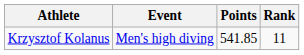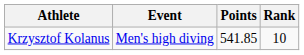(279, 38) 11 -> (279, 38) 10
